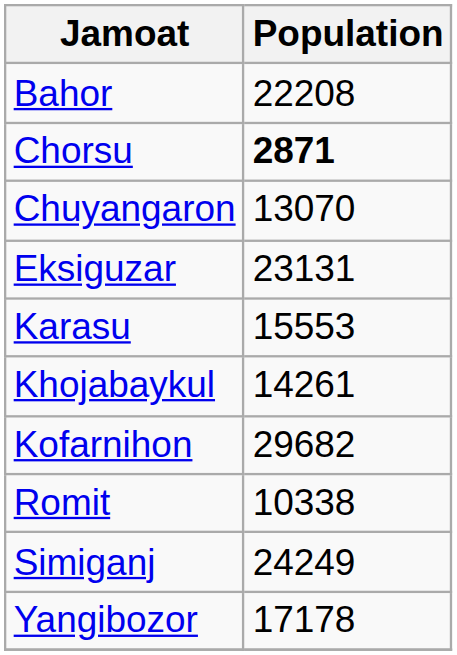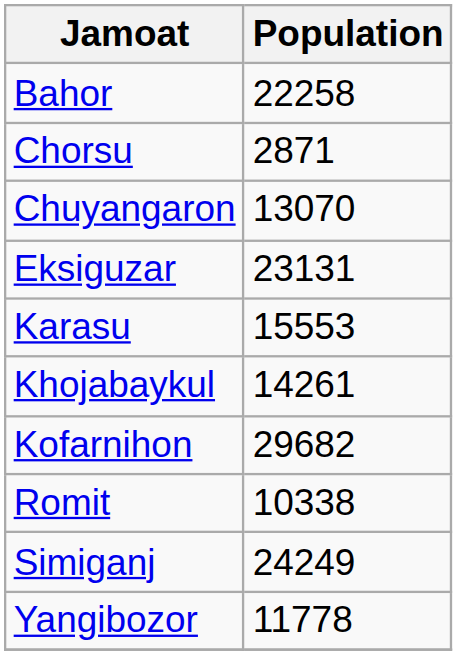(304, 92) 22208 -> (304, 92) 22258
(294, 151) bold -> (294, 151) normal
(304, 619) 17178 -> (303, 619) 11778
